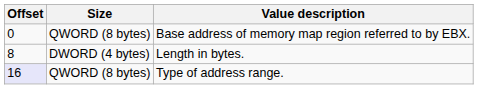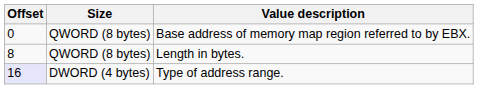(99, 53) DWORD (4 bytes) -> (100, 53) QWORD (8 bytes)
(100, 73) QWORD (8 bytes) -> (99, 73) DWORD (4 bytes)
